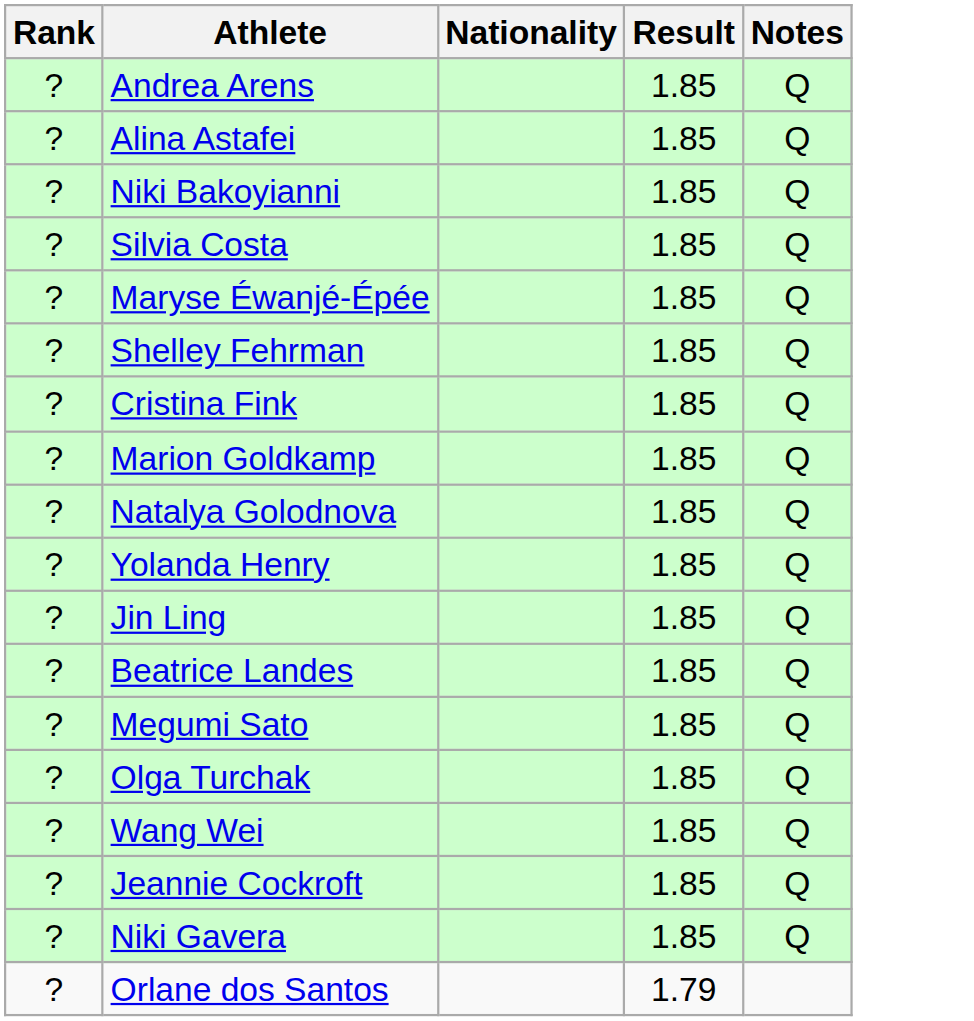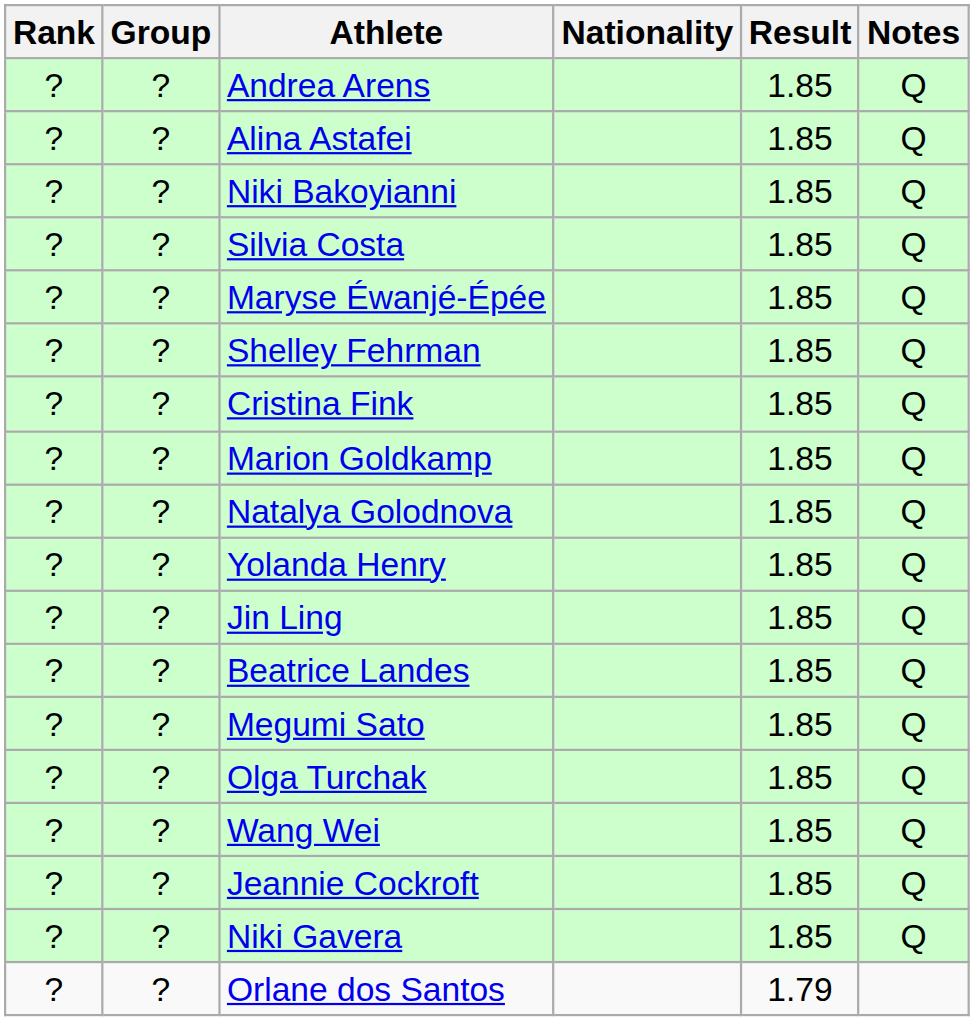+ column: (161, 32)
